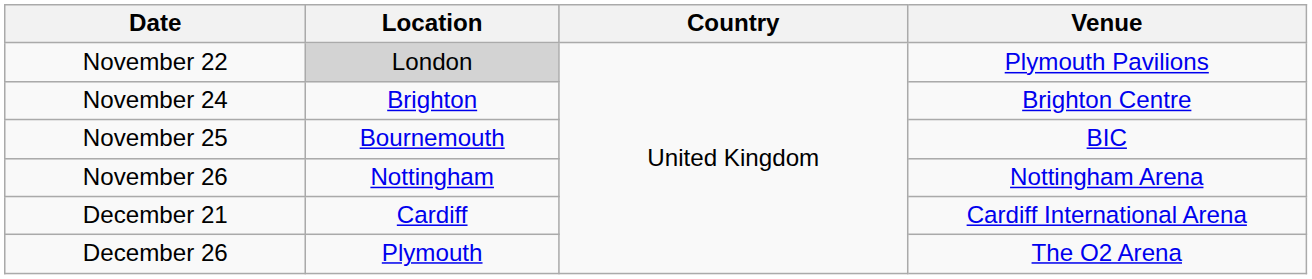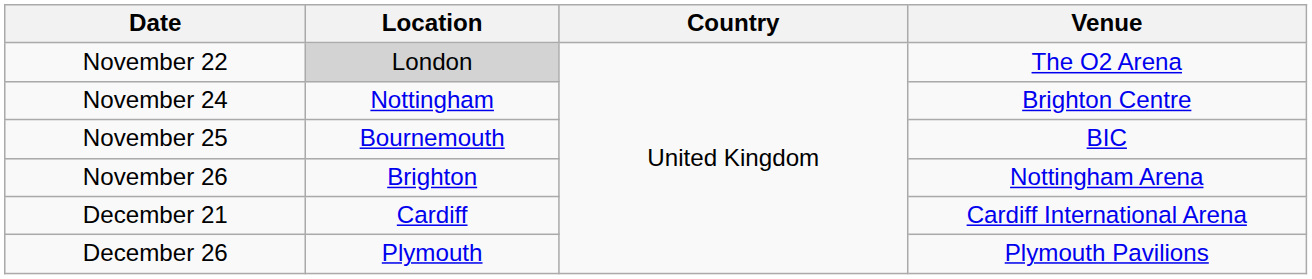(1107, 61) Plymouth Pavilions -> (1107, 61) The O2 Arena
(432, 100) Brighton -> (432, 100) Nottingham
(432, 176) Nottingham -> (432, 176) Brighton
(1107, 253) The O2 Arena -> (1107, 253) Plymouth Pavilions
